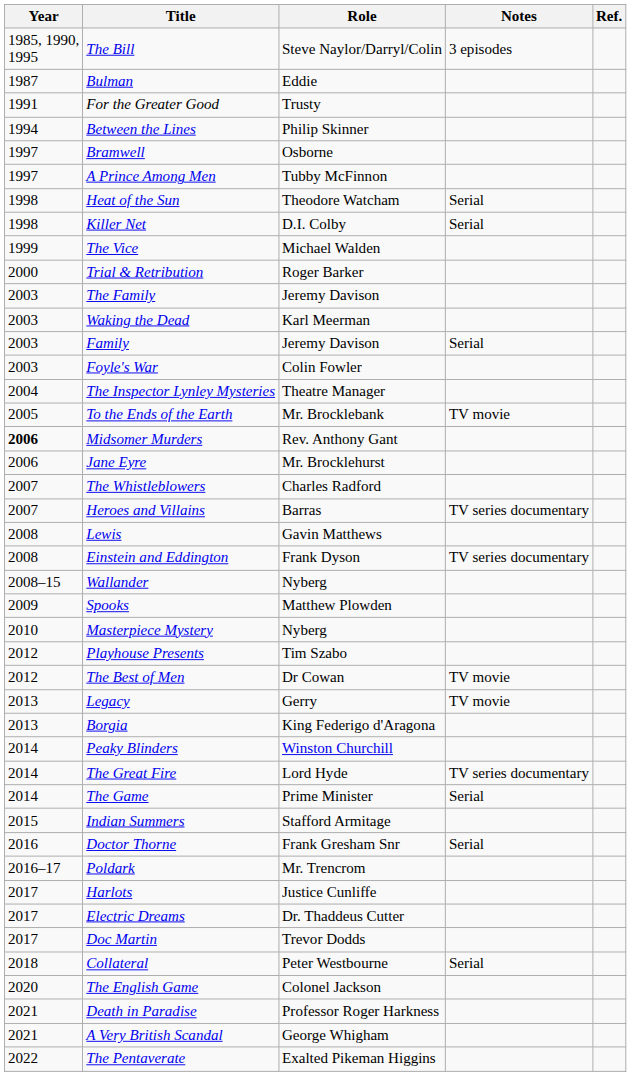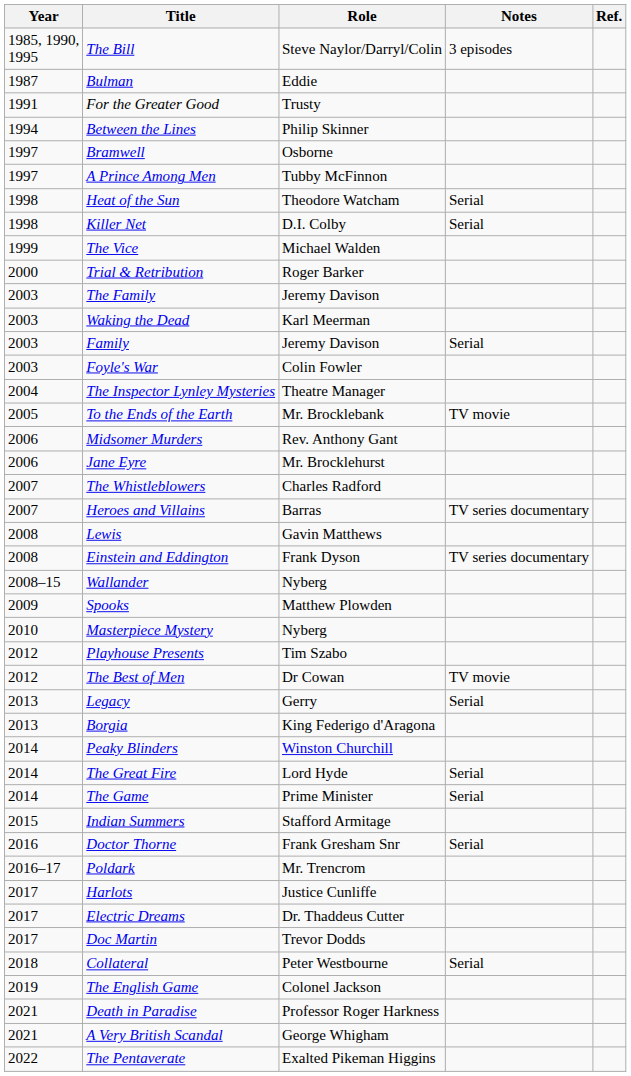(23, 438) bold -> (23, 438) normal
(479, 701) TV movie -> (466, 701) Serial
(519, 772) TV series documentary -> (466, 772) Serial
(23, 987) 2020 -> (23, 987) 2019
